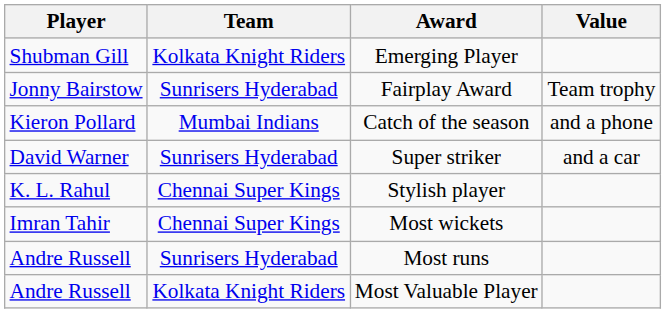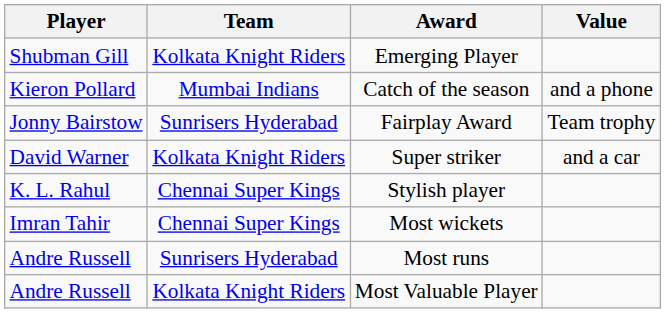rows swapped: (446, 88) <-> (446, 122)
(249, 156) Sunrisers Hyderabad -> (249, 156) Kolkata Knight Riders
